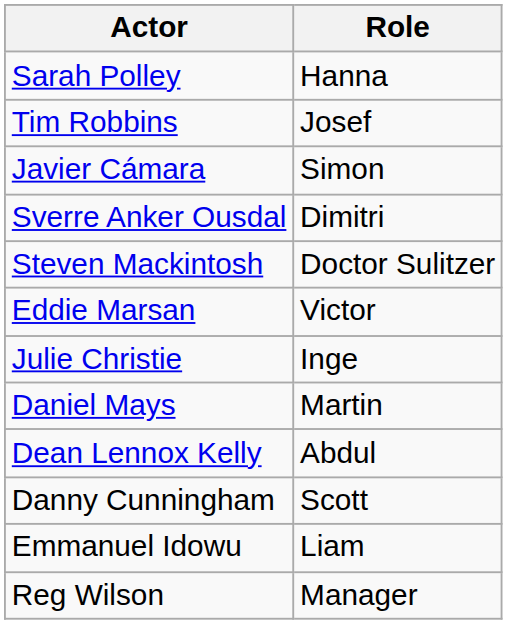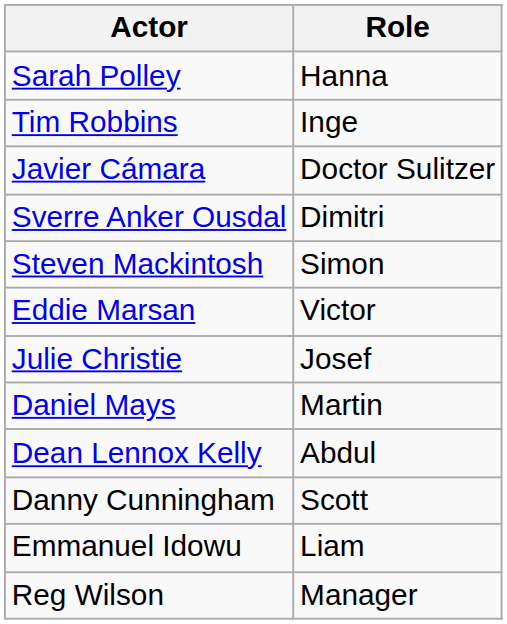(336, 122) Josef -> (329, 122) Inge
(342, 169) Simon -> (398, 169) Doctor Sulitzer
(398, 264) Doctor Sulitzer -> (342, 264) Simon
(329, 358) Inge -> (336, 358) Josef
